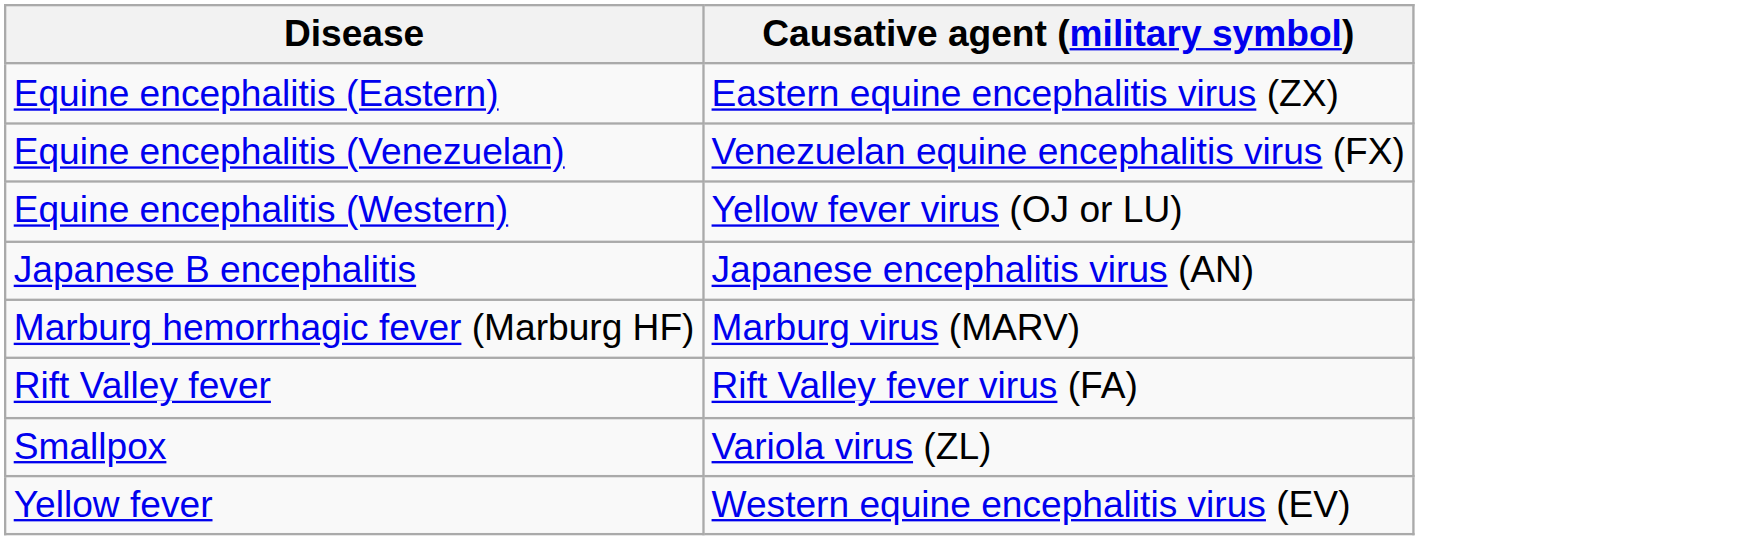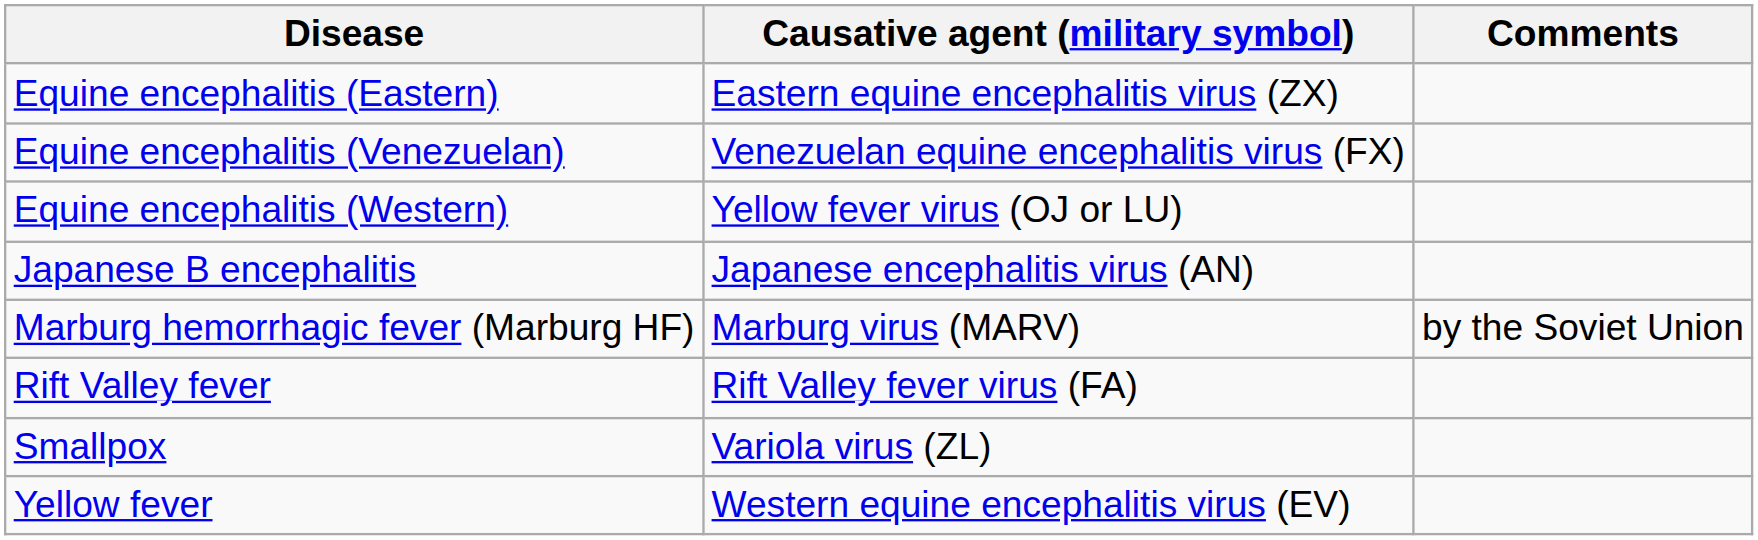+ column: (1583, 33)
